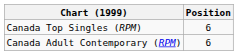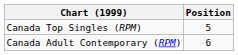(208, 27) 6 -> (208, 27) 5
